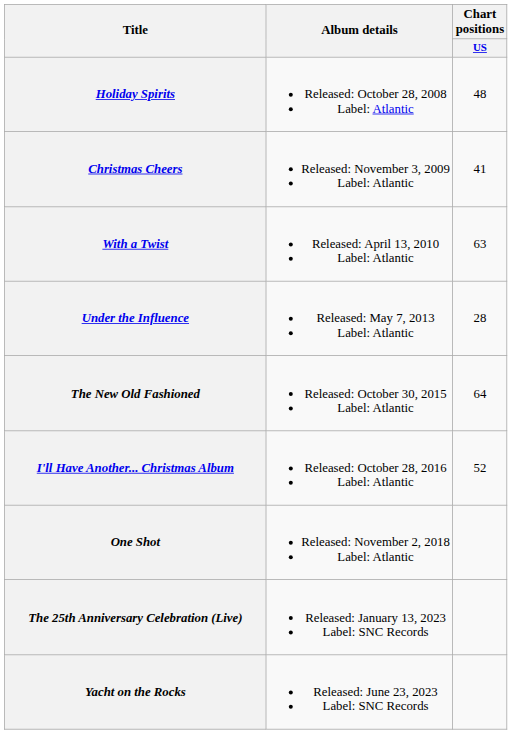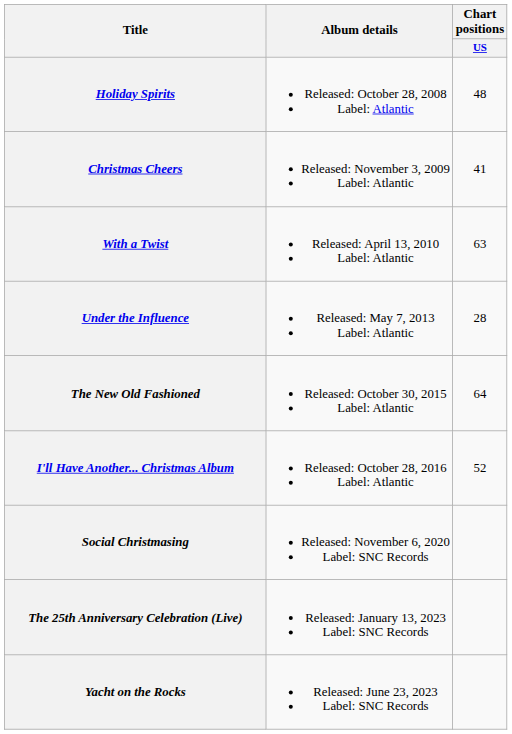- row: (135, 542)
+ row: (135, 542)
